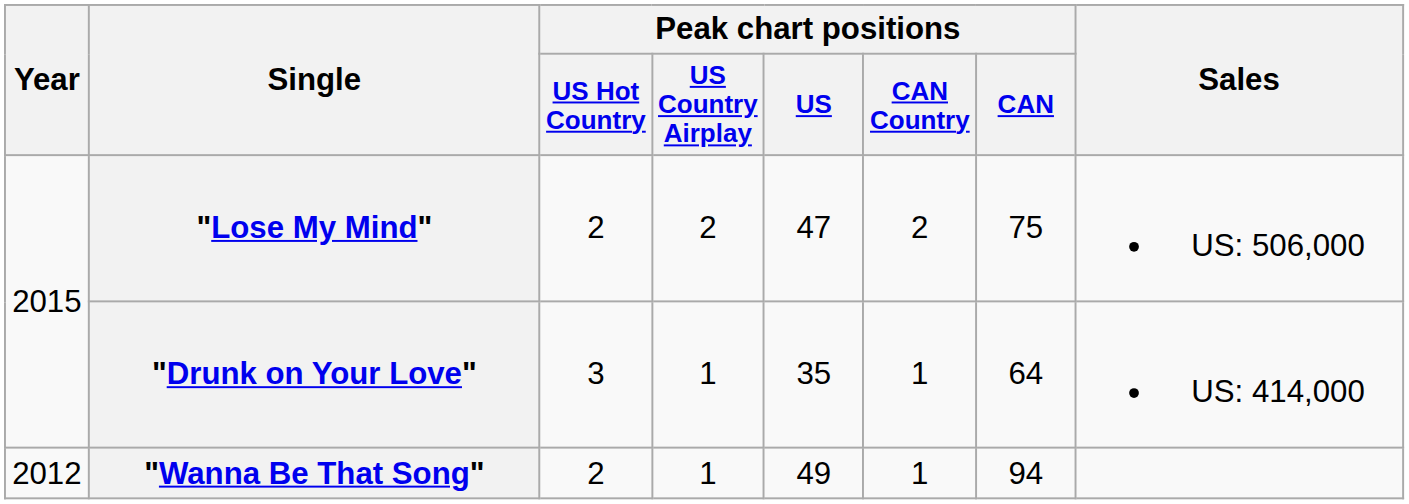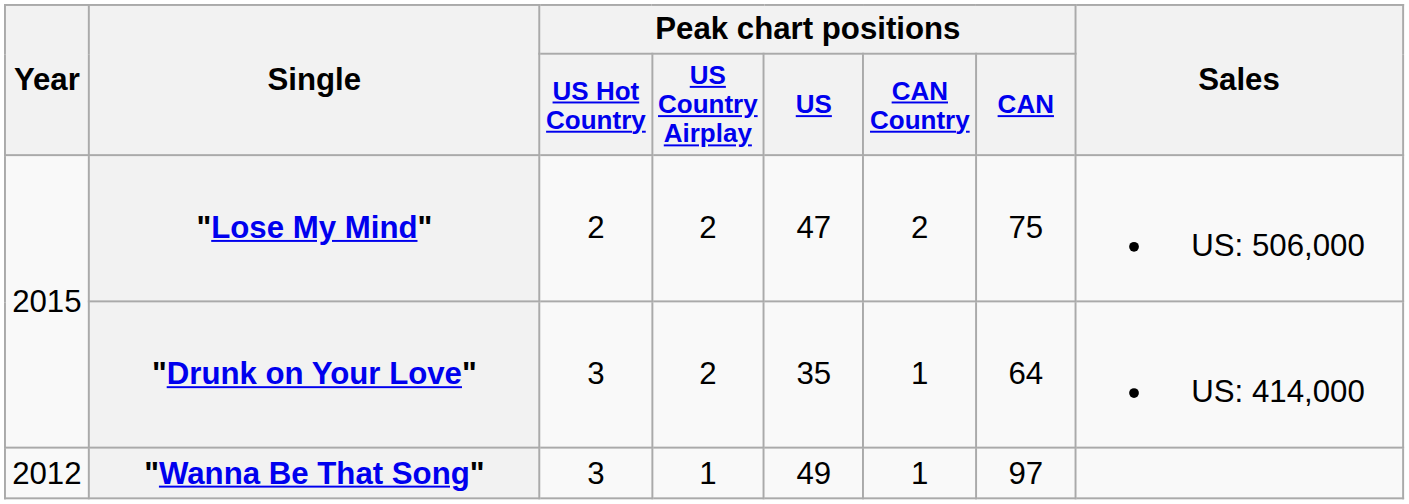(708, 374) 1 -> (708, 374) 2
(596, 472) 2 -> (596, 472) 3
(1026, 472) 94 -> (1026, 472) 97
